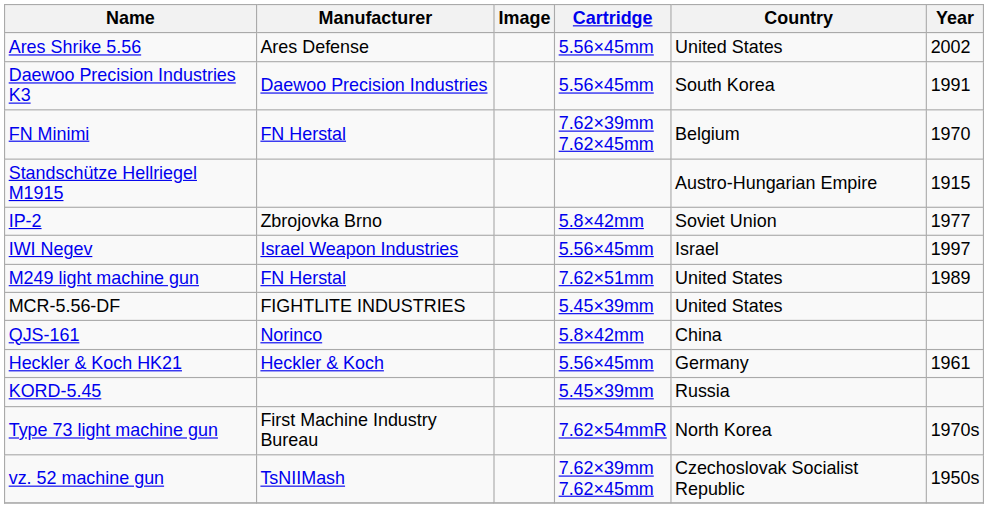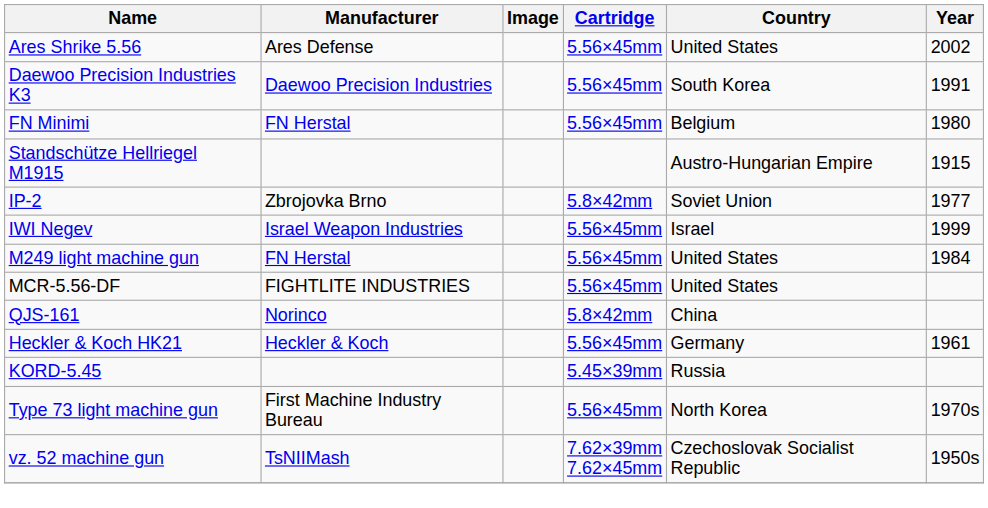(606, 134) 7.62×39mm 7.62×45mm -> (615, 124) 5.56×45mm
(951, 134) 1970 -> (951, 124) 1980
(951, 249) 1997 -> (951, 229) 1999
(606, 278) 7.62×51mm -> (615, 257) 5.56×45mm
(951, 278) 1989 -> (951, 257) 1984
(606, 306) 5.45×39mm -> (615, 286) 5.56×45mm
(613, 430) 7.62×54mmR -> (615, 410) 5.56×45mm
